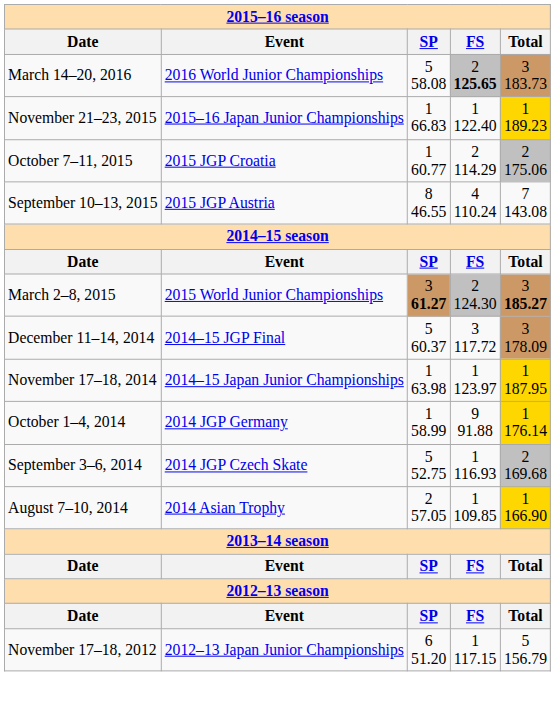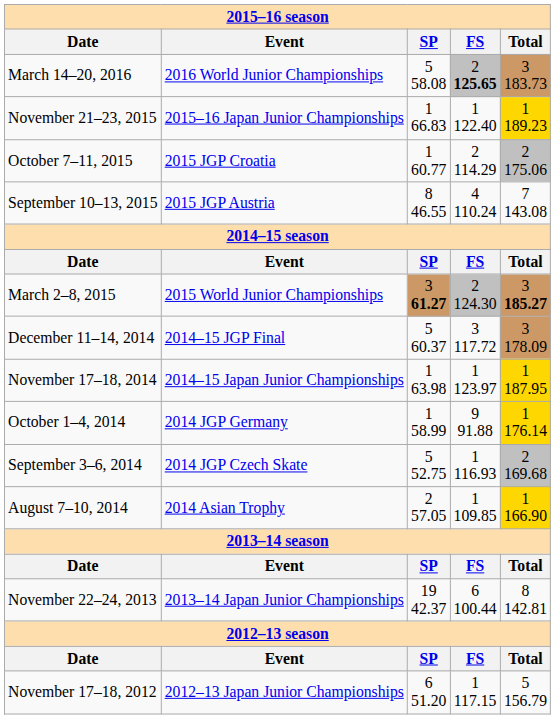+ row: (82, 600)
